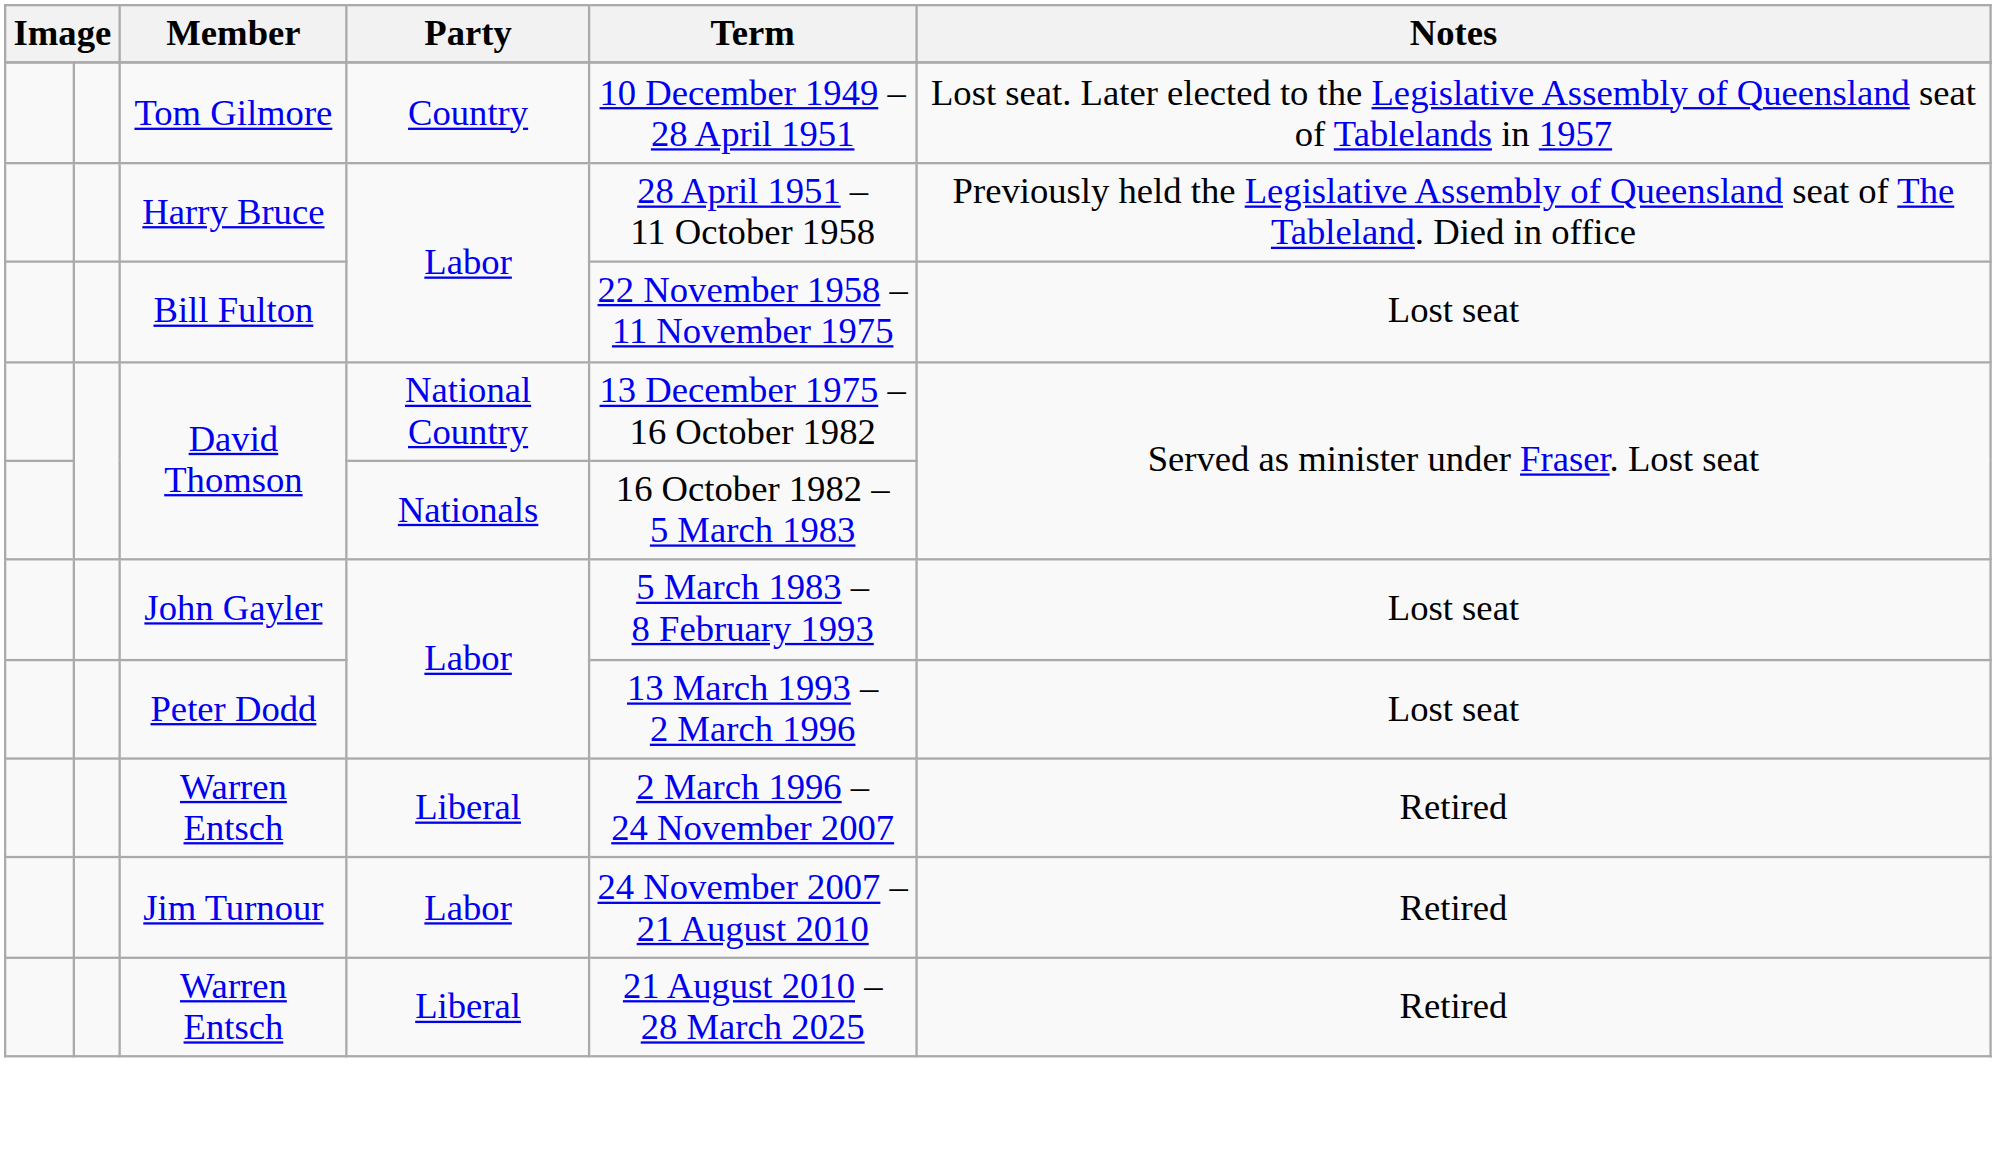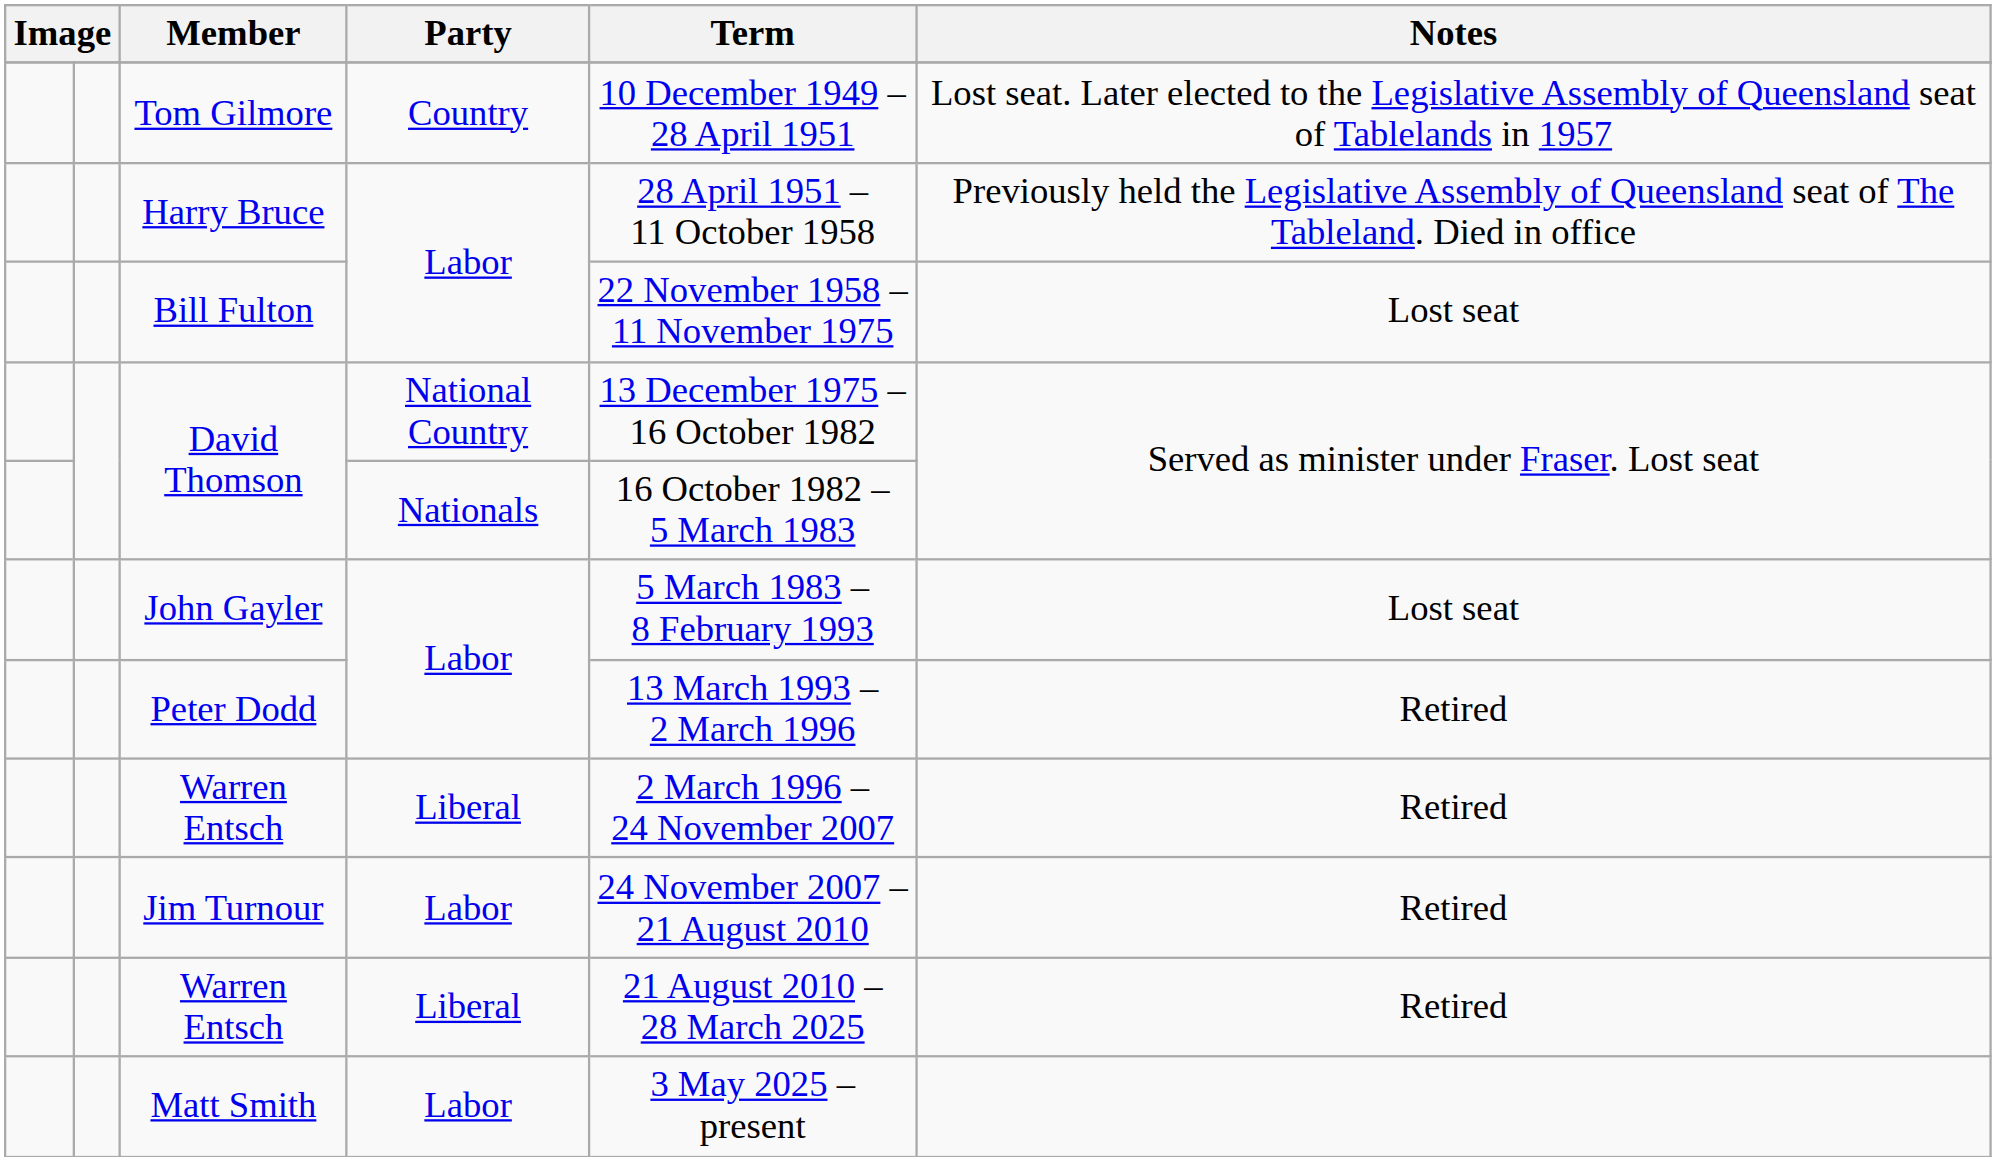(1453, 708) Lost seat -> (1453, 708) Retired
+ row: (233, 1105)
